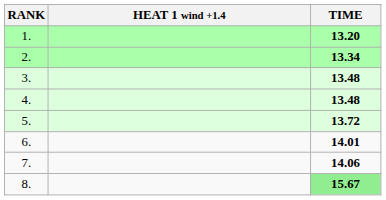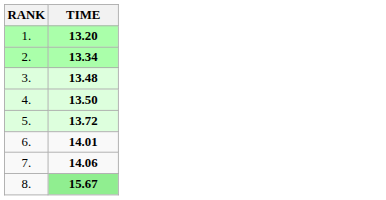- column: (179, 15)
(346, 100) 13.48 -> (83, 100) 13.50
